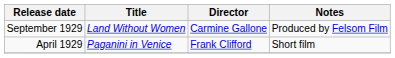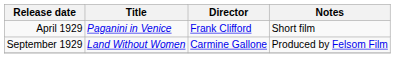rows swapped: (59, 45) <-> (45, 28)
